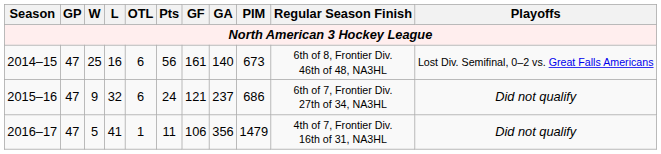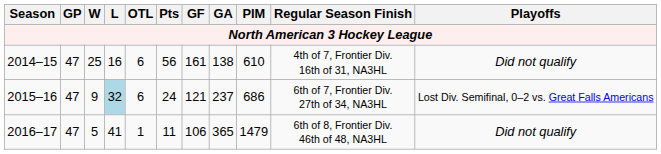(223, 62) 140 -> (223, 62) 138
(254, 62) 673 -> (254, 62) 610
(343, 63) 6th of 8, Frontier Div. 46th of 48, NA3HL -> (343, 63) 4th of 7, Frontier Div. 16th of 31, NA3HL
(536, 63) Lost Div. Semifinal, 0–2 vs. Great Falls Americans -> (536, 62) Did not qualify
(115, 97) no background -> (115, 97) lightblue background
(536, 97) Did not qualify -> (536, 97) Lost Div. Semifinal, 0–2 vs. Great Falls Americans
(223, 131) 356 -> (223, 131) 365
(343, 132) 4th of 7, Frontier Div. 16th of 31, NA3HL -> (343, 132) 6th of 8, Frontier Div. 46th of 48, NA3HL
